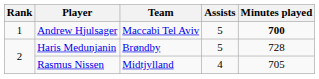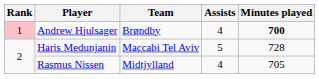(20, 30) no background -> (20, 30) pink background
(161, 30) Maccabi Tel Aviv -> (141, 30) Brøndby
(220, 30) 5 -> (220, 30) 4
(141, 47) Brøndby -> (161, 47) Maccabi Tel Aviv
